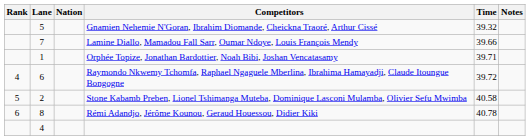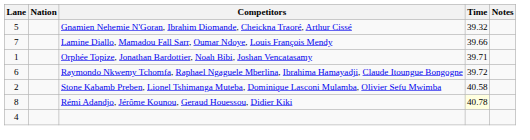- column: (17, 12)
(487, 113) no background -> (477, 102) lightyellow background
